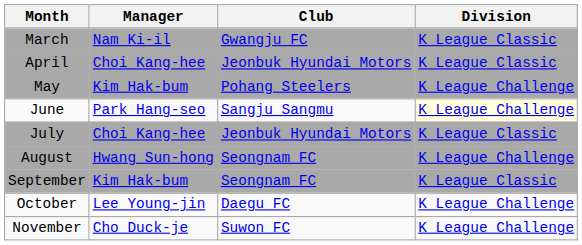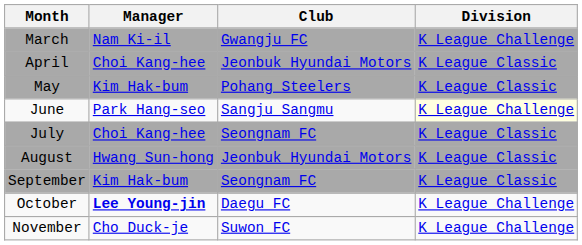(488, 40) K League Classic -> (496, 40) K League Challenge
(496, 87) K League Challenge -> (488, 87) K League Classic
(316, 134) Jeonbuk Hyundai Motors -> (269, 134) Seongnam FC
(269, 157) Seongnam FC -> (316, 157) Jeonbuk Hyundai Motors
(496, 157) K League Challenge -> (488, 157) K League Classic
(149, 204) normal -> (149, 204) bold
